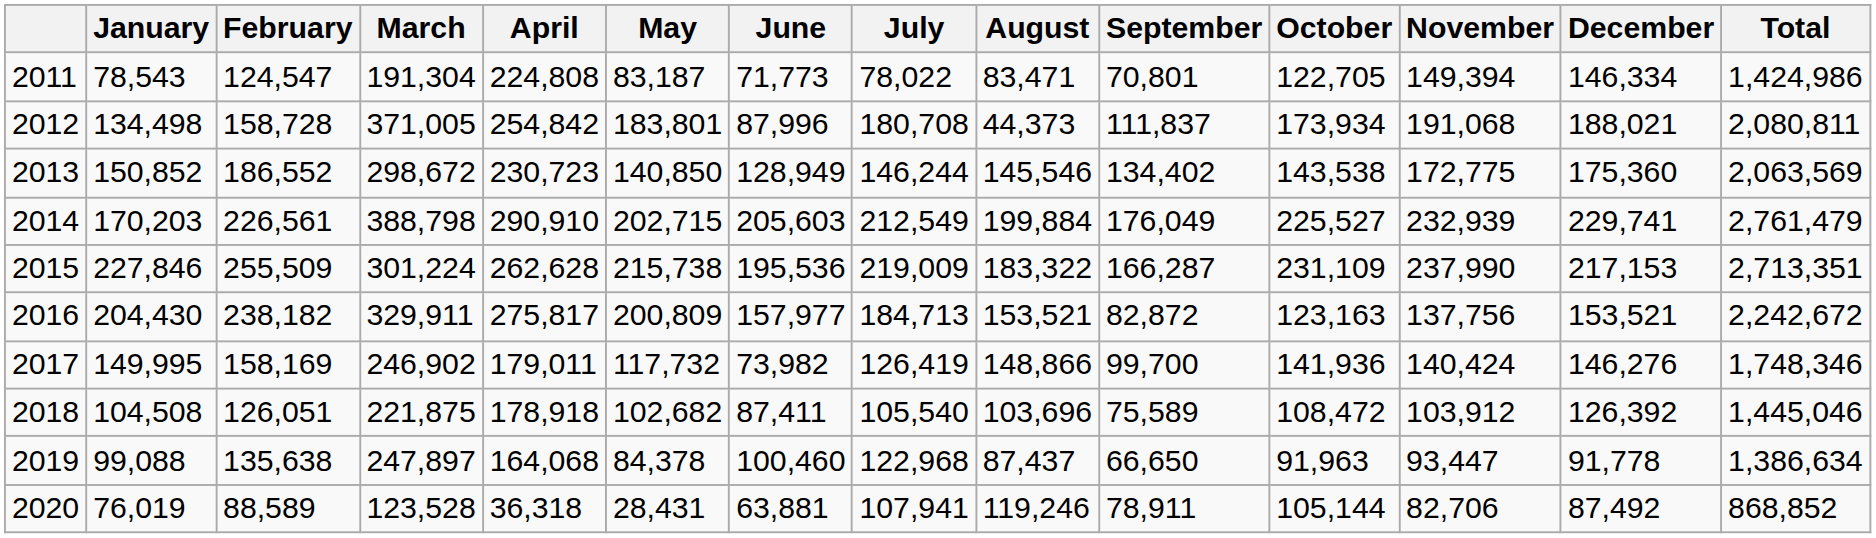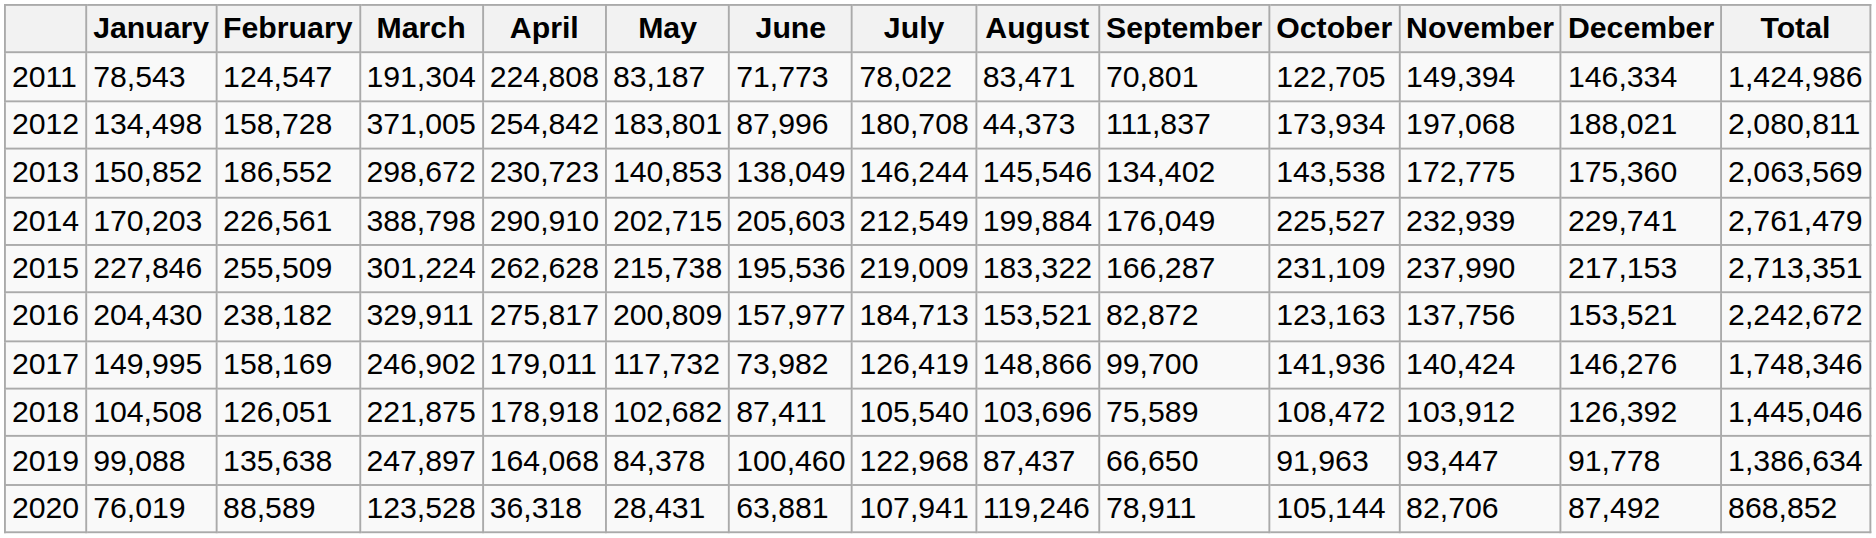(1461, 124) 191,068 -> (1461, 124) 197,068
(668, 172) 140,850 -> (668, 172) 140,853
(791, 172) 128,949 -> (791, 172) 138,049
